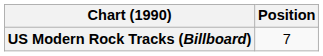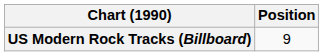(287, 39) 7 -> (287, 39) 9
